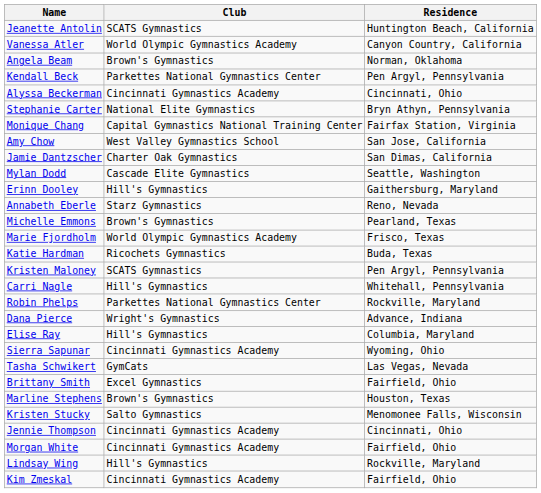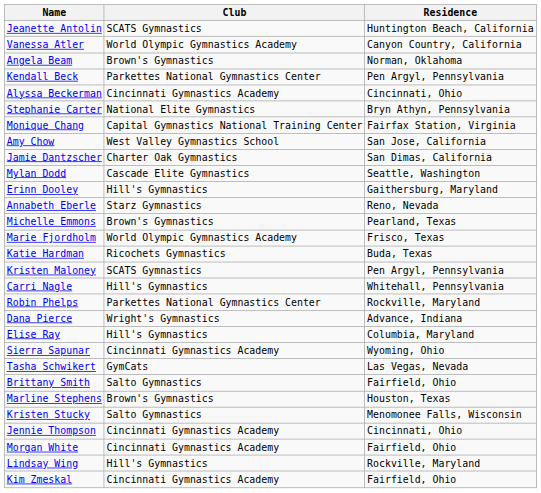(154, 383) Excel Gymnastics -> (154, 383) Salto Gymnastics
